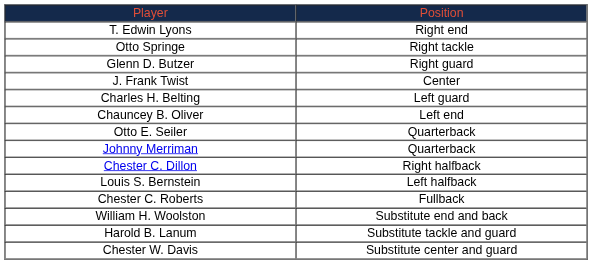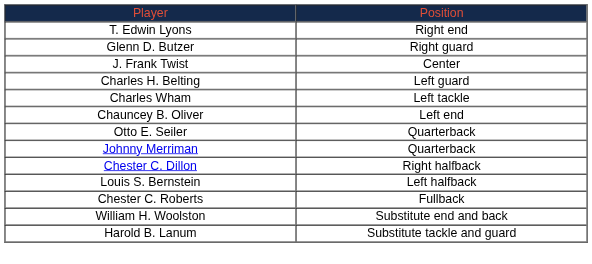- row: (150, 47)
+ row: (150, 98)
- row: (150, 250)
